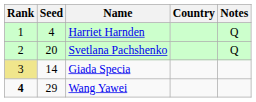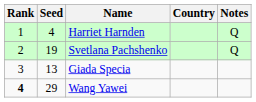(51, 50) 20 -> (51, 50) 19
(21, 69) khaki background -> (21, 69) no background
(51, 69) 14 -> (51, 69) 13
